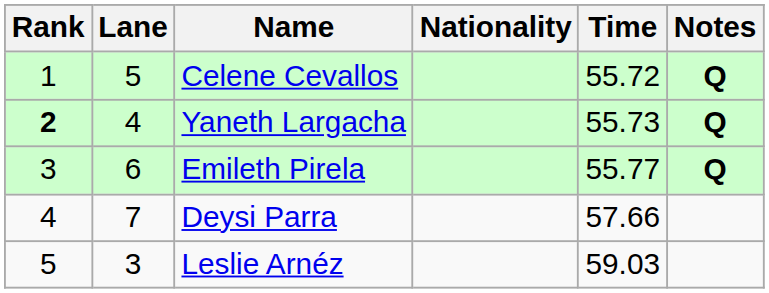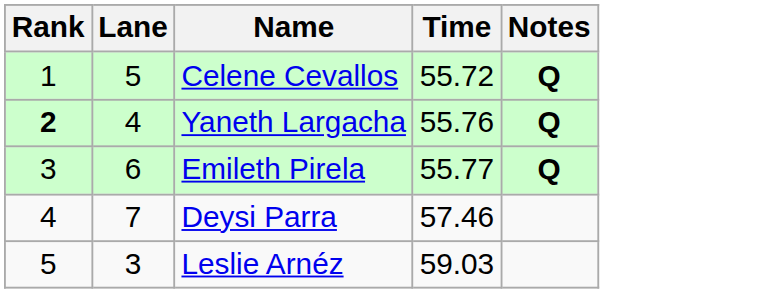- column: (496, 28)
(623, 122) 55.73 -> (457, 122) 55.76
(623, 216) 57.66 -> (457, 216) 57.46
